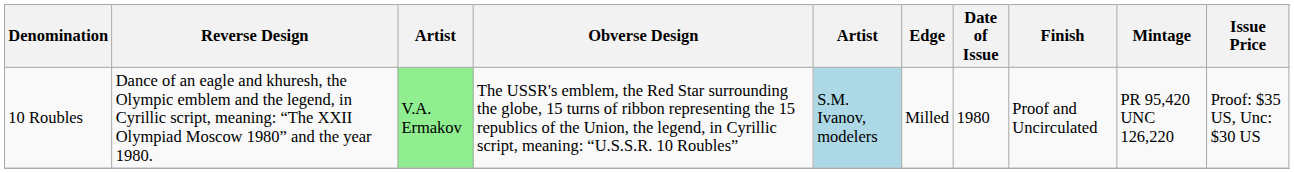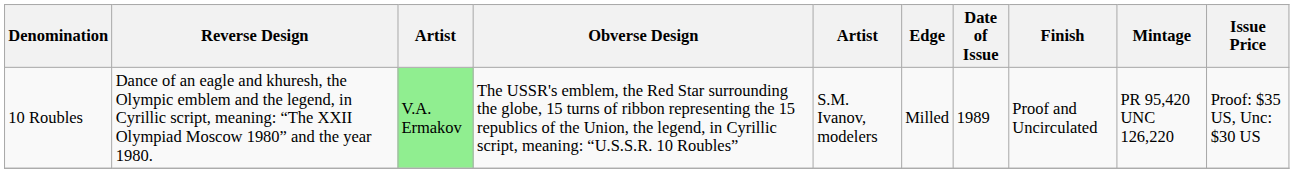(847, 117) lightblue background -> (847, 117) no background
(973, 117) 1980 -> (973, 117) 1989
